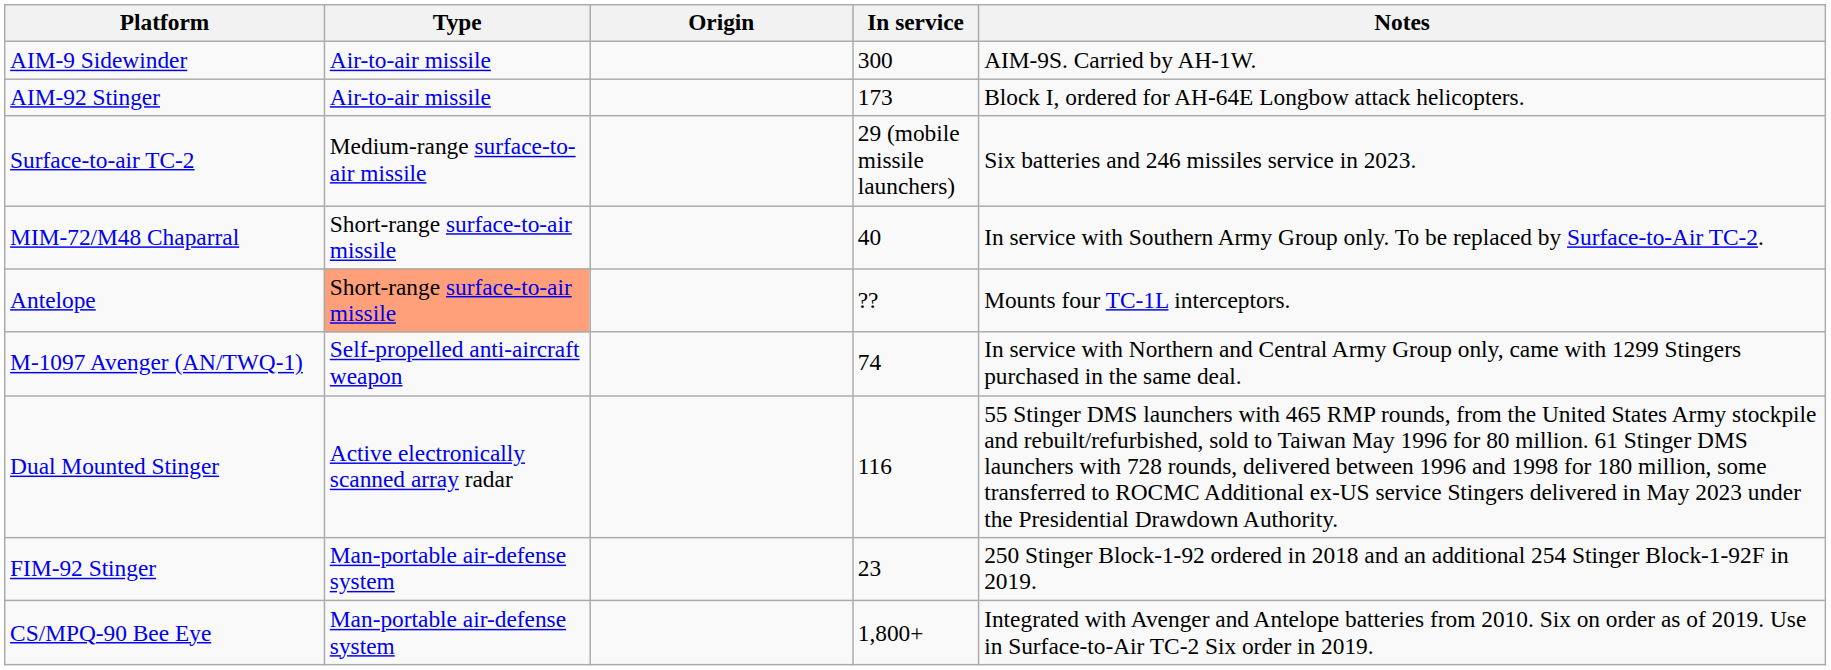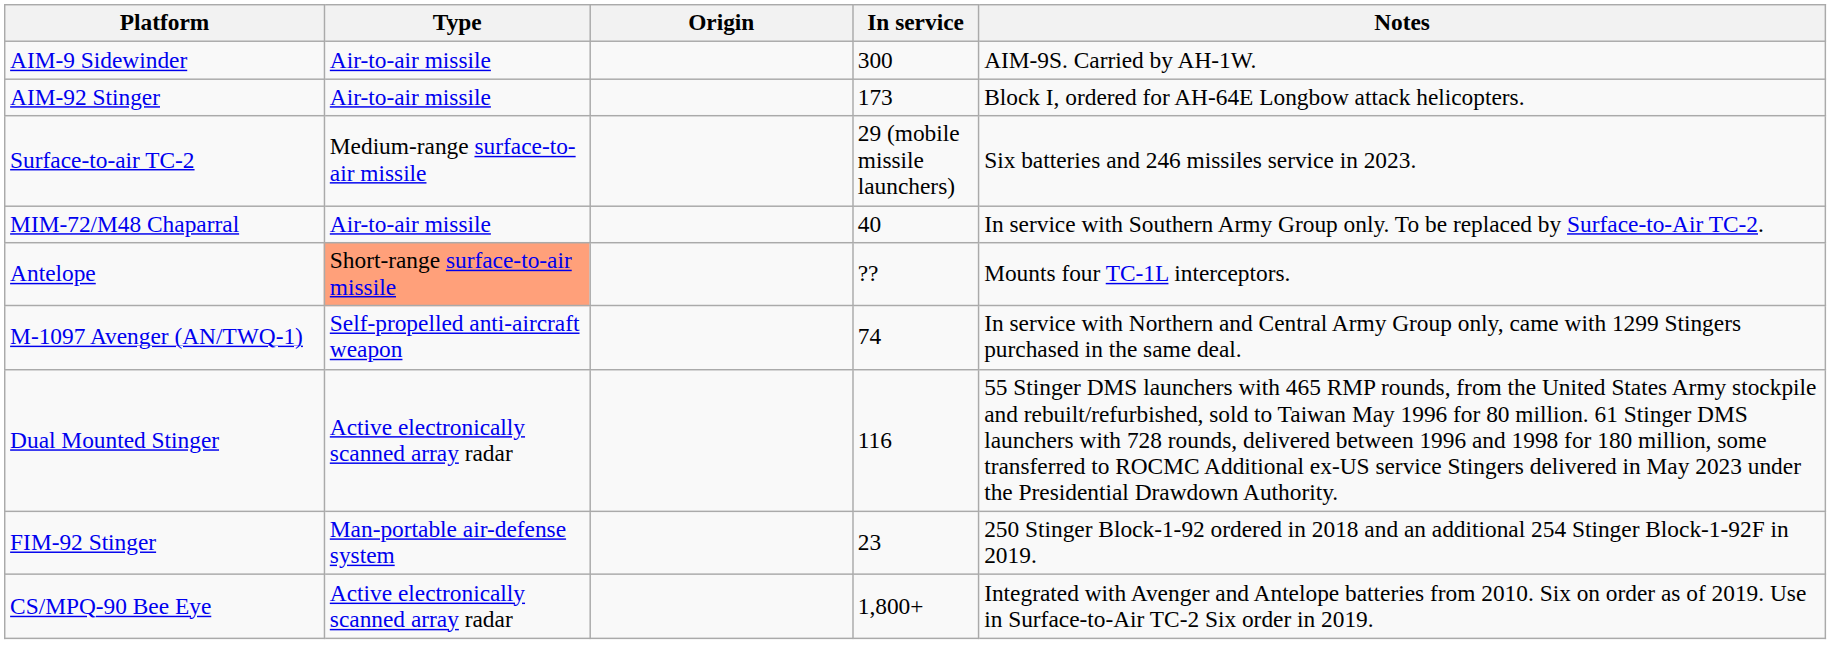(451, 236) Short-range surface-to-air missile -> (410, 223) Air-to-air missile
(448, 632) Man-portable air-defense system -> (427, 606) Active electronically scanned array radar
